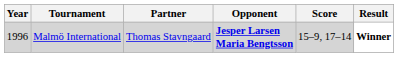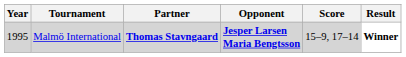(18, 37) 1996 -> (18, 37) 1995
(168, 37) normal -> (172, 37) bold
